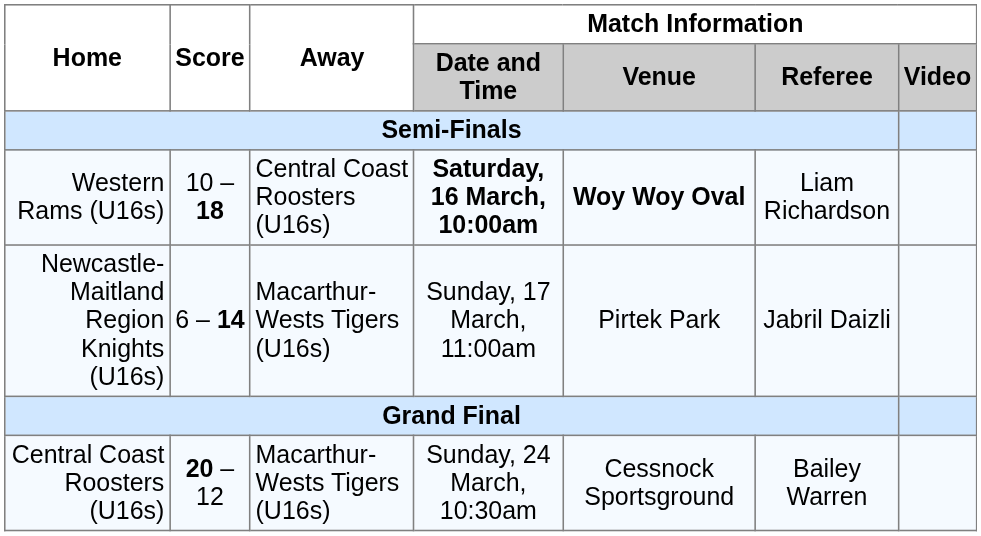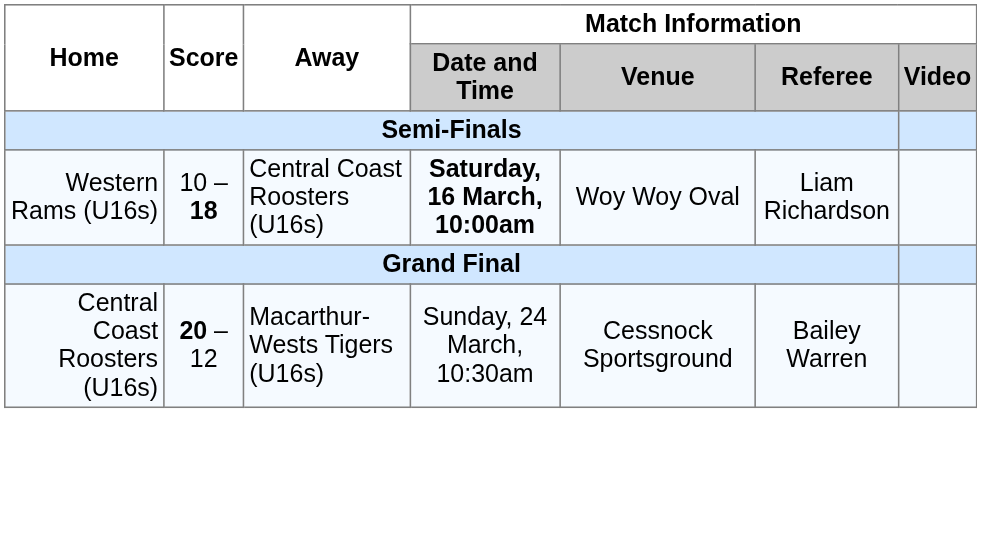(659, 197) bold -> (658, 197) normal
- row: (103, 320)
